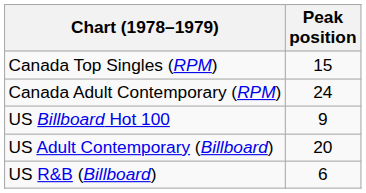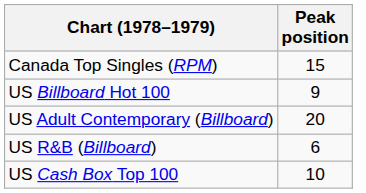- row: (145, 92)
+ row: (93, 174)
